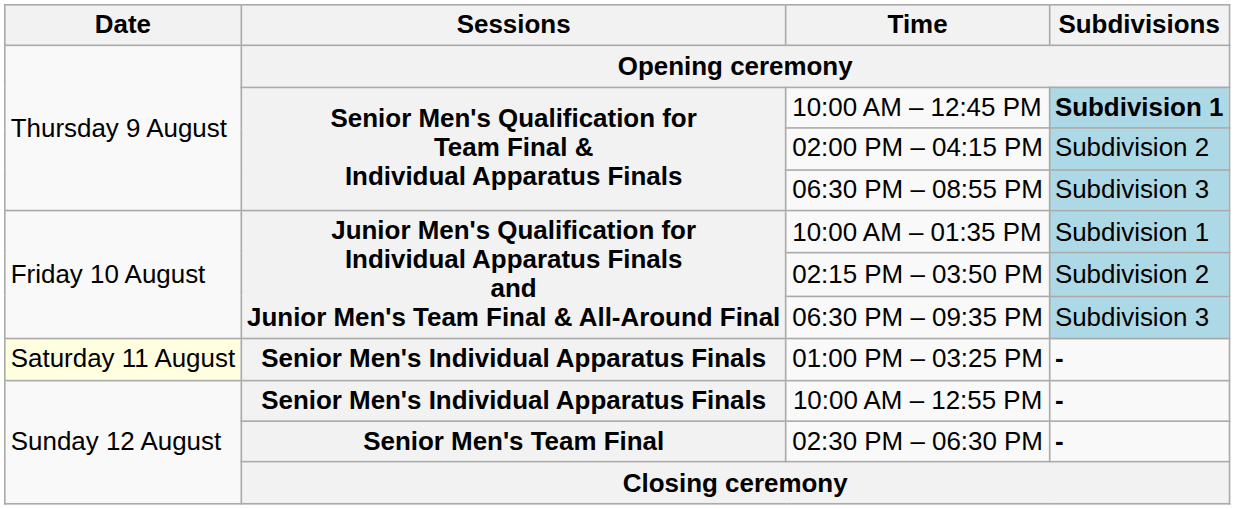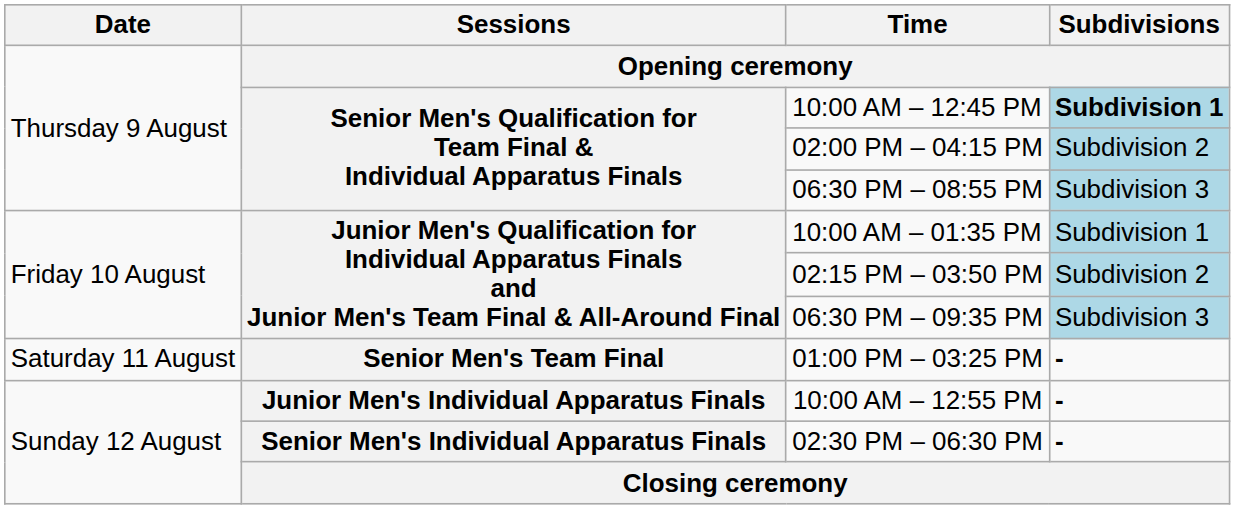(123, 359) lightyellow background -> (123, 359) no background
(514, 359) Senior Men's Individual Apparatus Finals -> (514, 359) Senior Men's Team Final
(514, 400) Senior Men's Individual Apparatus Finals -> (514, 400) Junior Men's Individual Apparatus Finals
(514, 441) Senior Men's Team Final -> (514, 441) Senior Men's Individual Apparatus Finals
